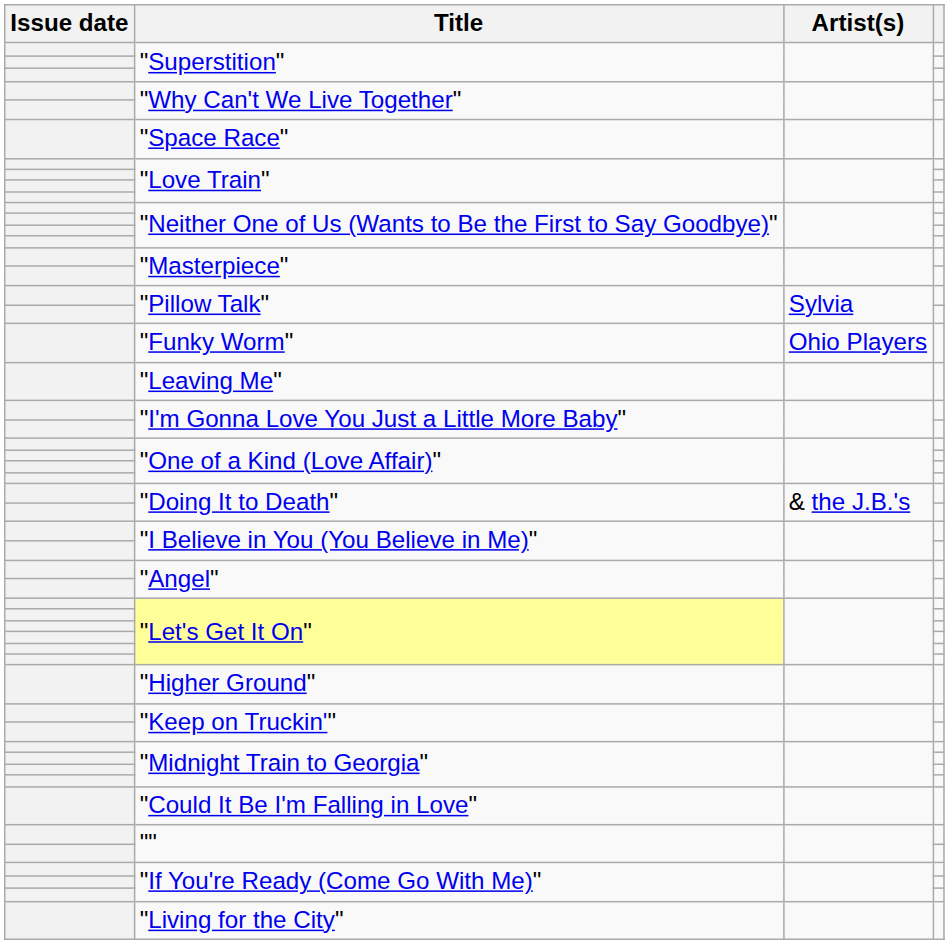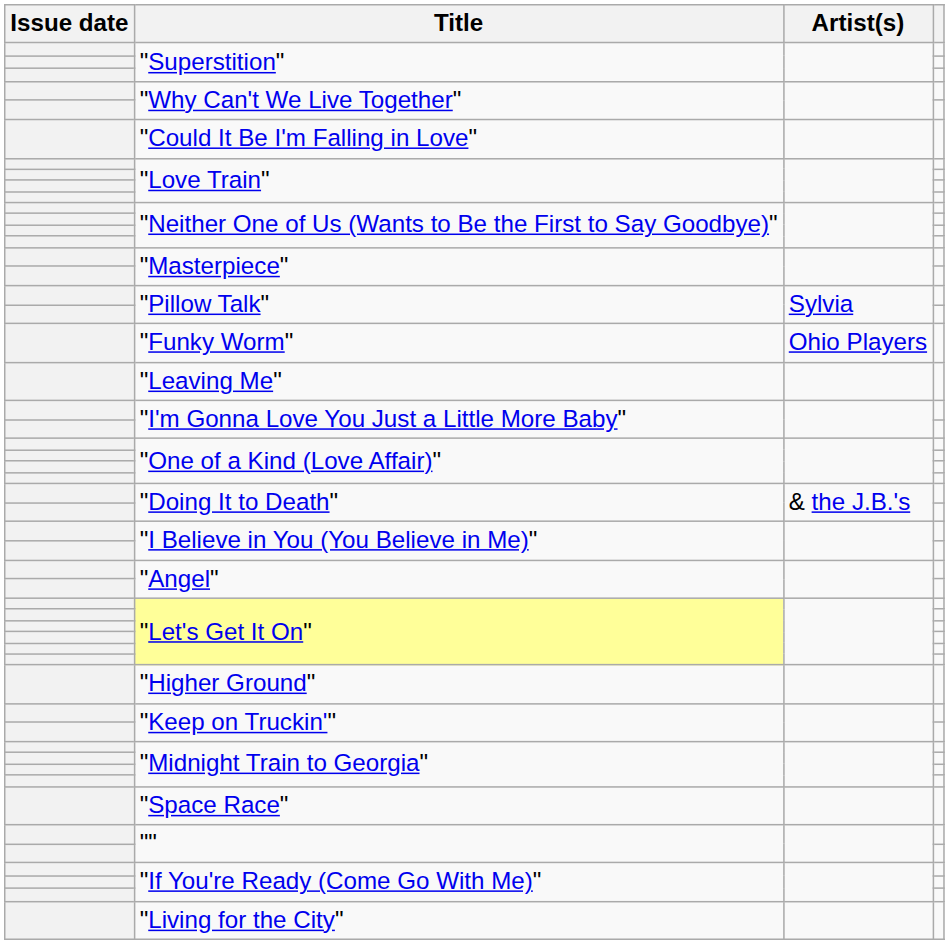rows swapped: (308, 805) <-> (214, 138)
